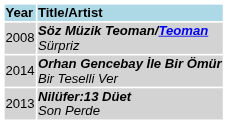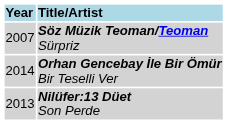(20, 38) 2008 -> (20, 38) 2007
